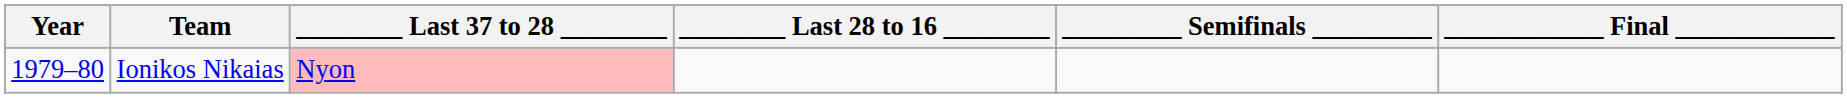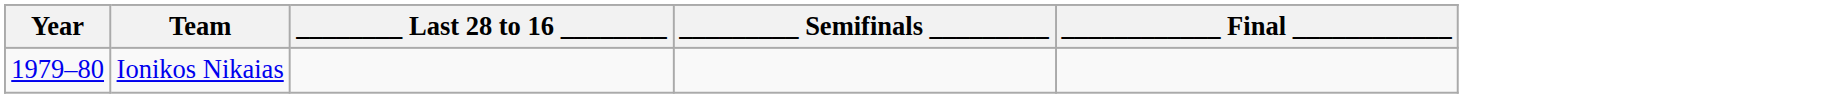- column: (481, 25)
